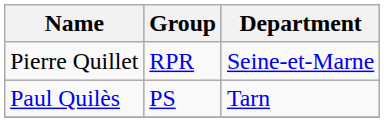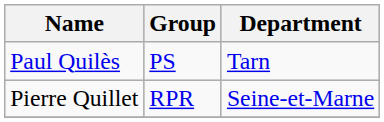rows swapped: (65, 98) <-> (74, 60)
